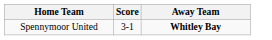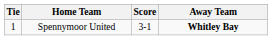+ column: (13, 12)
